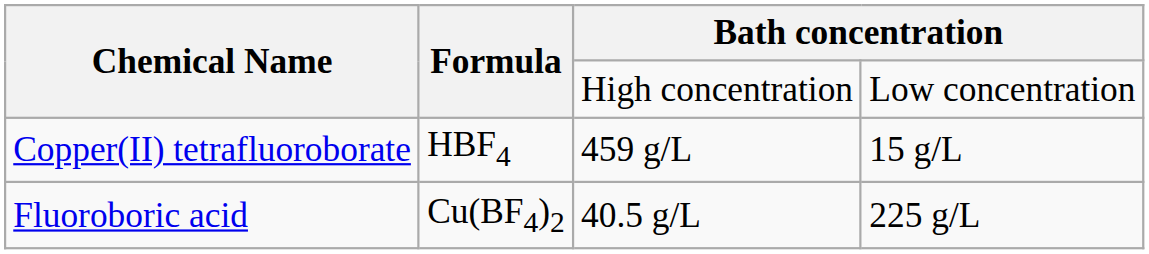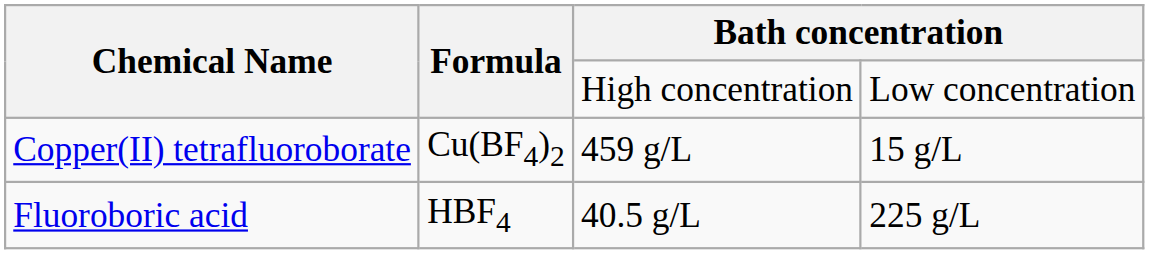(469, 149) HBF4 -> (496, 149) Cu(BF4)2
(496, 214) Cu(BF4)2 -> (469, 214) HBF4
